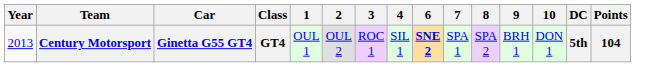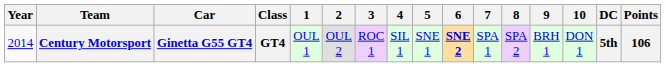+ column: (428, 14)
(20, 43) 2013 -> (20, 43) 2014
(611, 43) 104 -> (641, 43) 106
